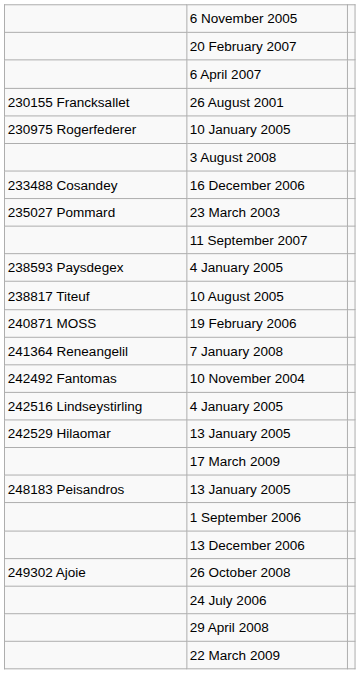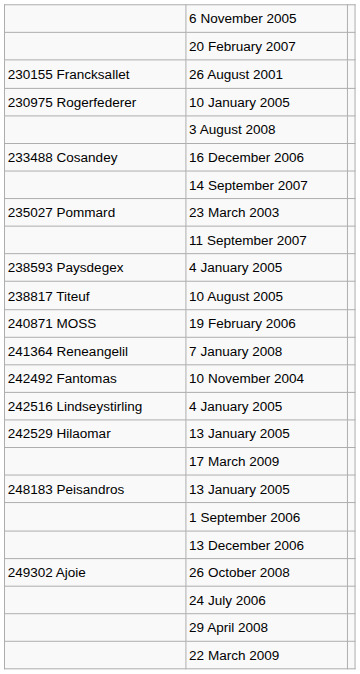- row: (96, 74)
+ row: (95, 185)
